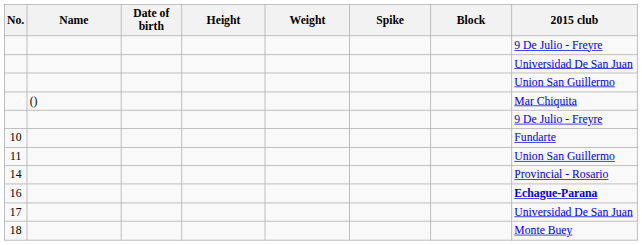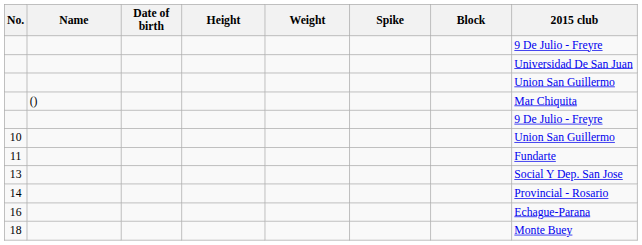(535, 138) Fundarte -> (565, 138) Union San Guillermo
(565, 156) Union San Guillermo -> (535, 156) Fundarte
+ row: (16, 175)
(556, 193) bold -> (552, 212) normal
- row: (16, 212)
